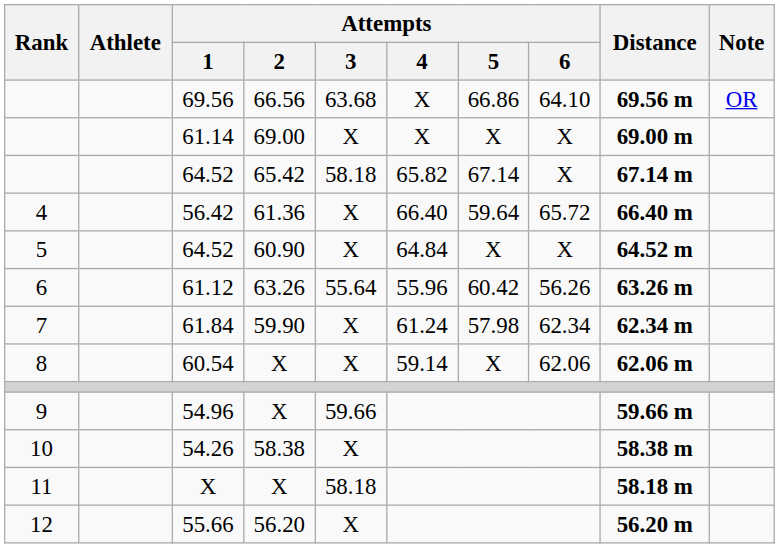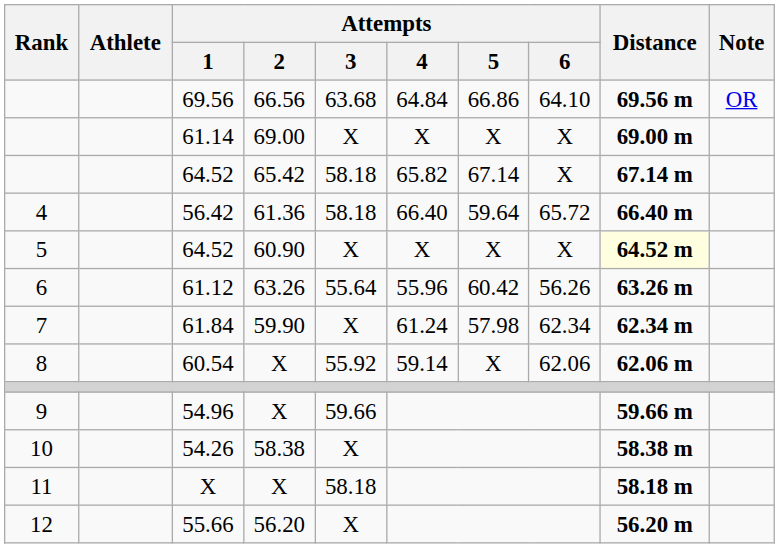(422, 98) X -> (422, 98) 64.84
(351, 211) X -> (351, 211) 58.18
(422, 249) 64.84 -> (422, 249) X
(655, 249) no background -> (655, 249) lightyellow background
(351, 362) X -> (351, 362) 55.92
